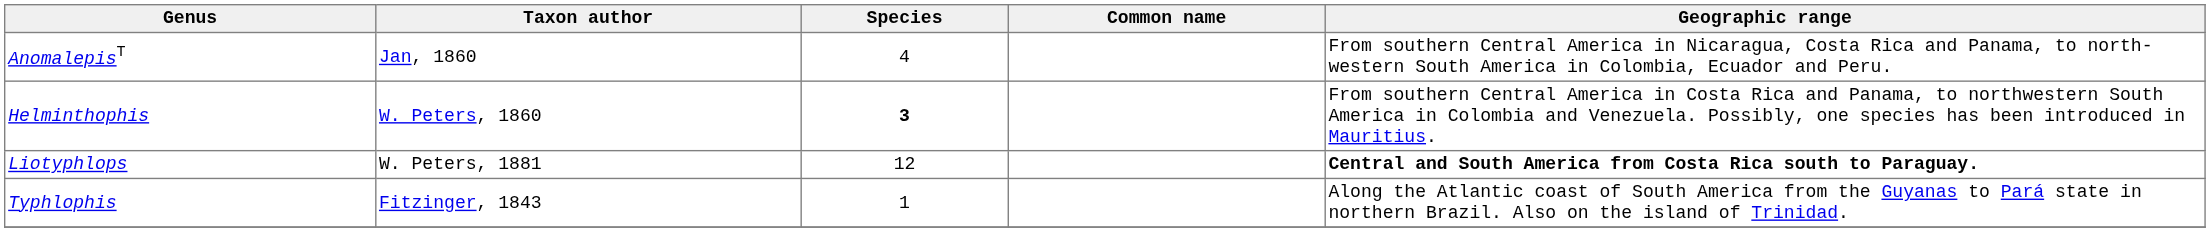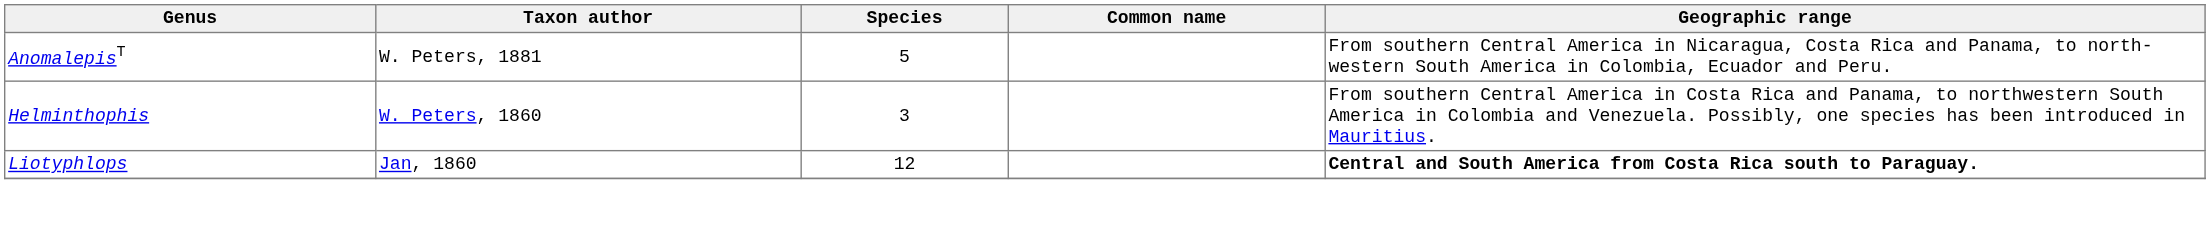(428, 57) Jan, 1860 -> (460, 57) W. Peters, 1881
(905, 57) 4 -> (905, 57) 5
(905, 116) bold -> (905, 116) normal
(460, 165) W. Peters, 1881 -> (428, 165) Jan, 1860
- row: (62, 203)
